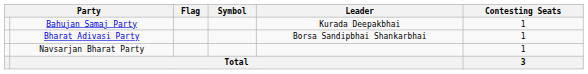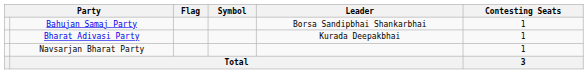(360, 24) Kurada Deepakbhai -> (360, 24) Borsa Sandipbhai Shankarbhai
(360, 37) Borsa Sandipbhai Shankarbhai -> (360, 37) Kurada Deepakbhai
